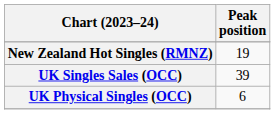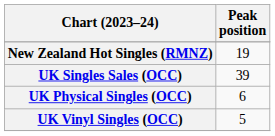+ row: (110, 119)
